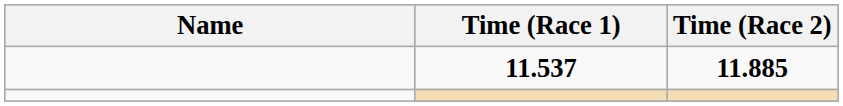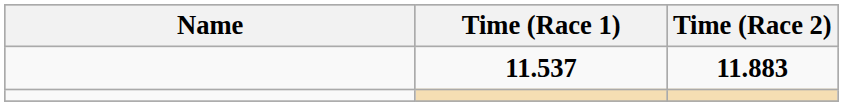(752, 67) 11.885 -> (752, 67) 11.883
